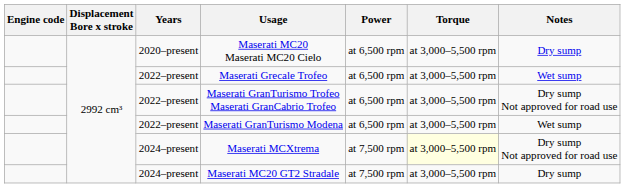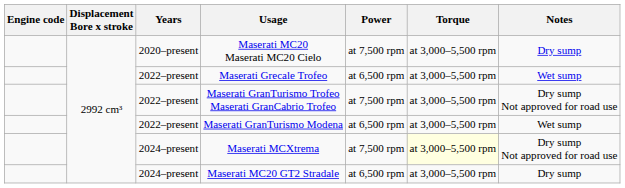(376, 50) at 6,500 rpm -> (376, 50) at 7,500 rpm
(376, 99) at 6,500 rpm -> (376, 99) at 7,500 rpm
(376, 173) at 7,500 rpm -> (376, 173) at 6,500 rpm
